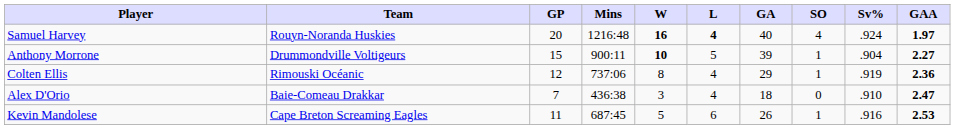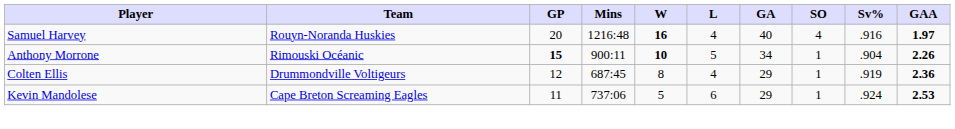(713, 34) bold -> (713, 34) normal
(871, 34) .924 -> (871, 34) .916
(338, 54) Drummondville Voltigeurs -> (317, 54) Rimouski Océanic
(556, 54) normal -> (556, 54) bold
(766, 54) 39 -> (766, 54) 34
(923, 54) 2.27 -> (923, 54) 2.26
(317, 74) Rimouski Océanic -> (338, 74) Drummondville Voltigeurs
(608, 74) 737:06 -> (608, 74) 687:45
- row: (38, 94)
(608, 114) 687:45 -> (608, 94) 737:06
(766, 114) 26 -> (766, 94) 29
(871, 114) .916 -> (871, 94) .924
